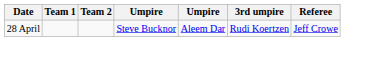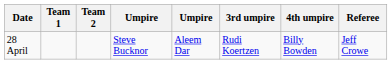+ column: (310, 18)
